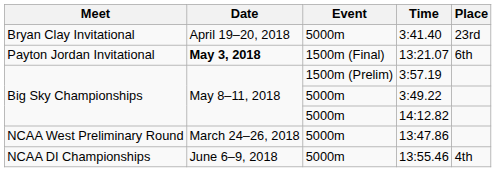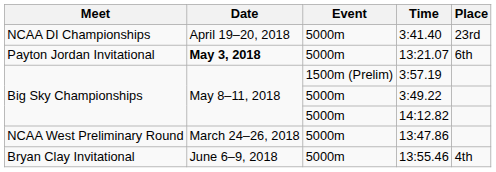(71, 34) Bryan Clay Invitational -> (79, 34) NCAA DI Championships
(345, 55) 1500m (Final) -> (325, 55) 5000m
(79, 156) NCAA DI Championships -> (71, 156) Bryan Clay Invitational
